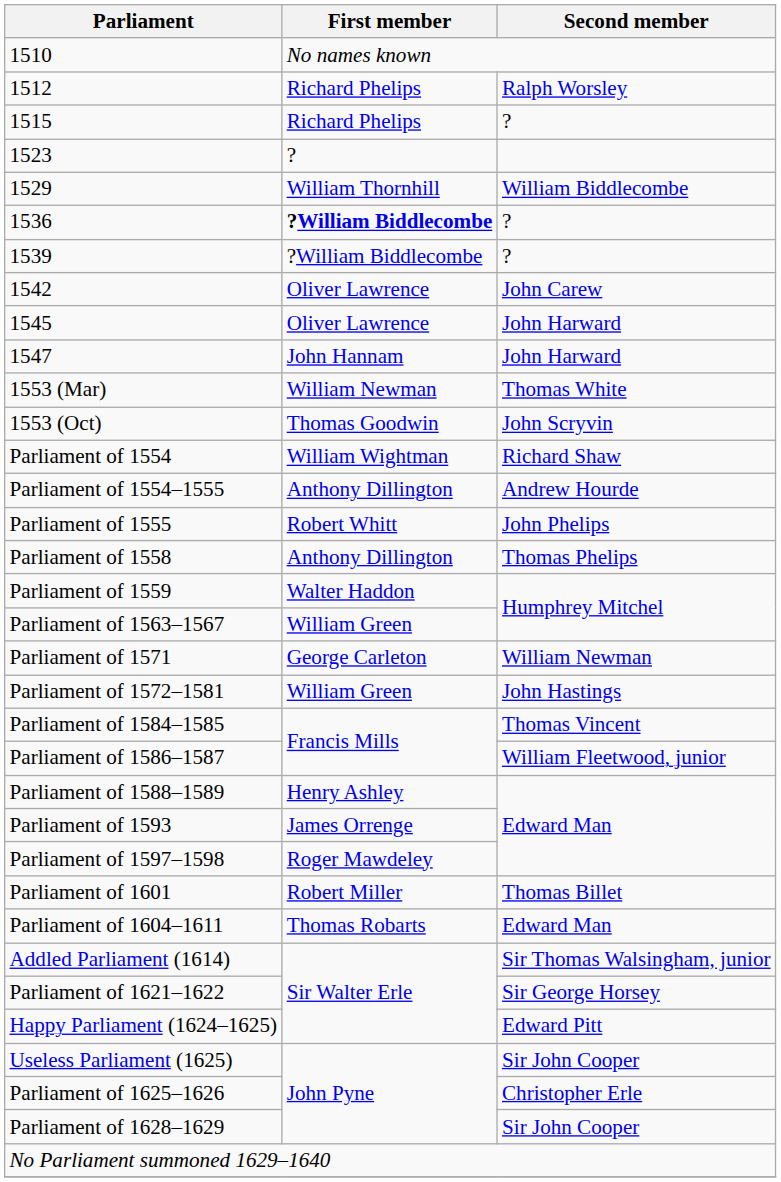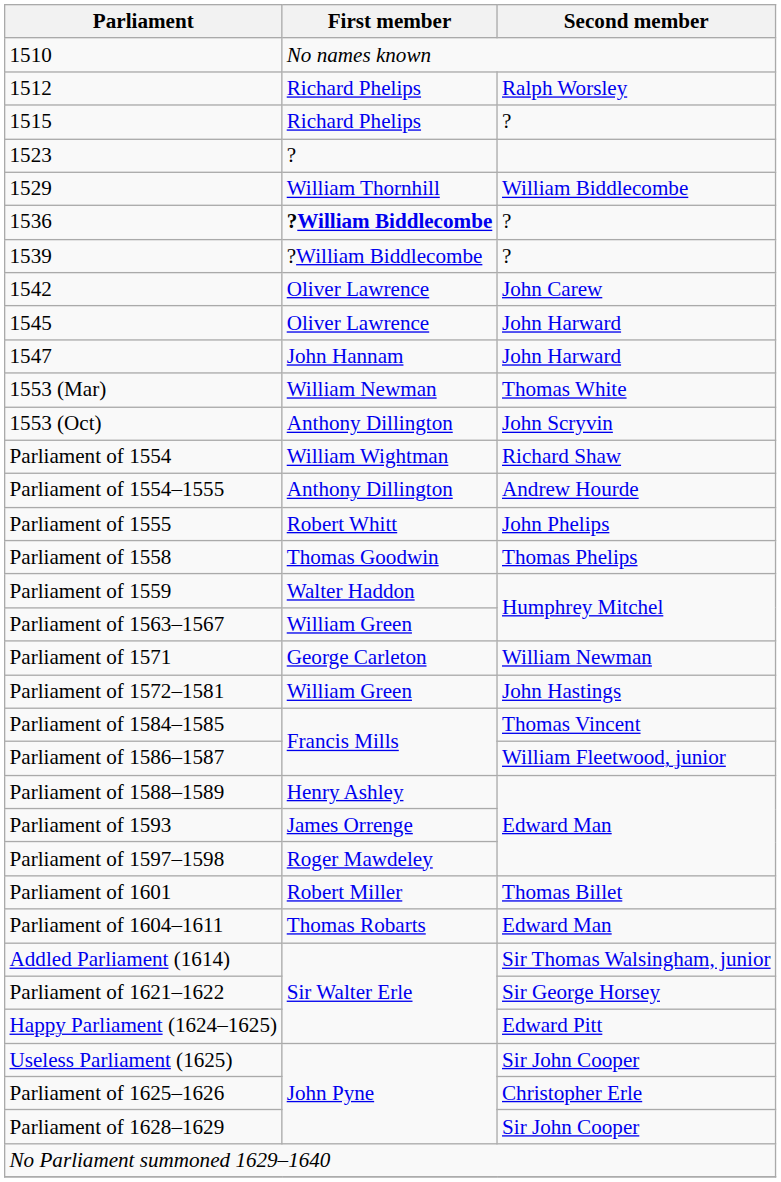(363, 423) Thomas Goodwin -> (370, 423) Anthony Dillington
(370, 557) Anthony Dillington -> (363, 557) Thomas Goodwin
